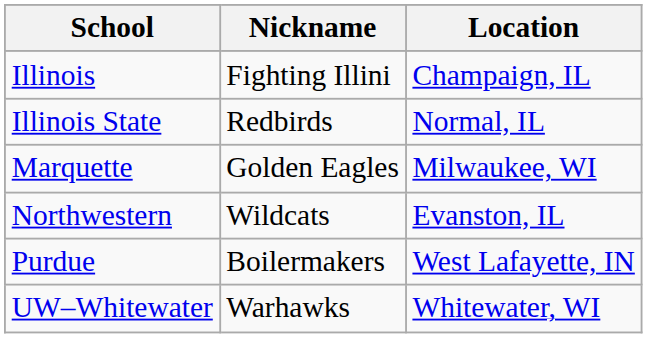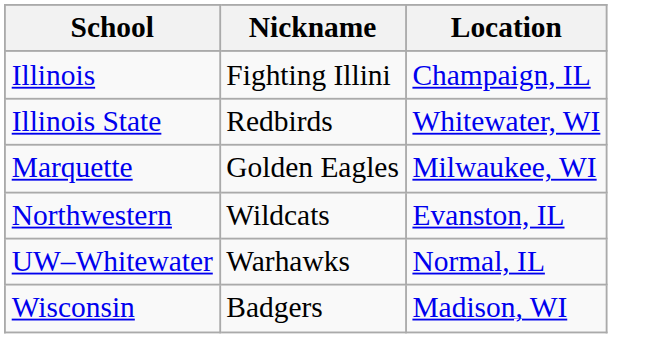(479, 121) Normal, IL -> (506, 121) Whitewater, WI
- row: (53, 261)
(506, 307) Whitewater, WI -> (479, 261) Normal, IL
+ row: (73, 307)
